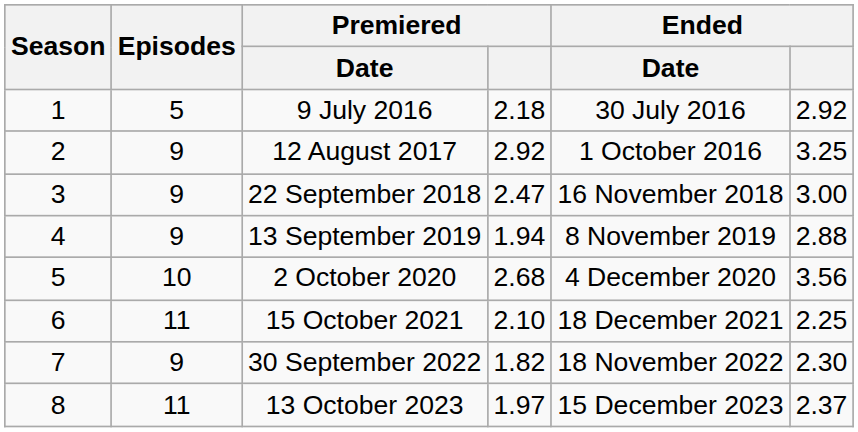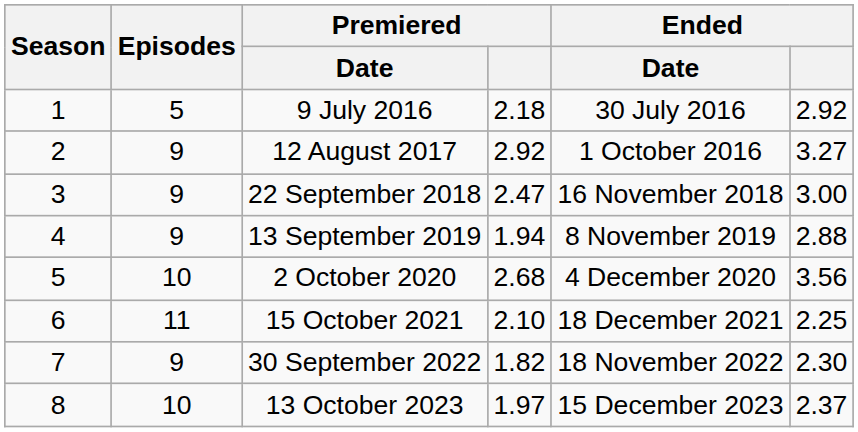(822, 151) 3.25 -> (822, 151) 3.27
(177, 404) 11 -> (177, 404) 10
